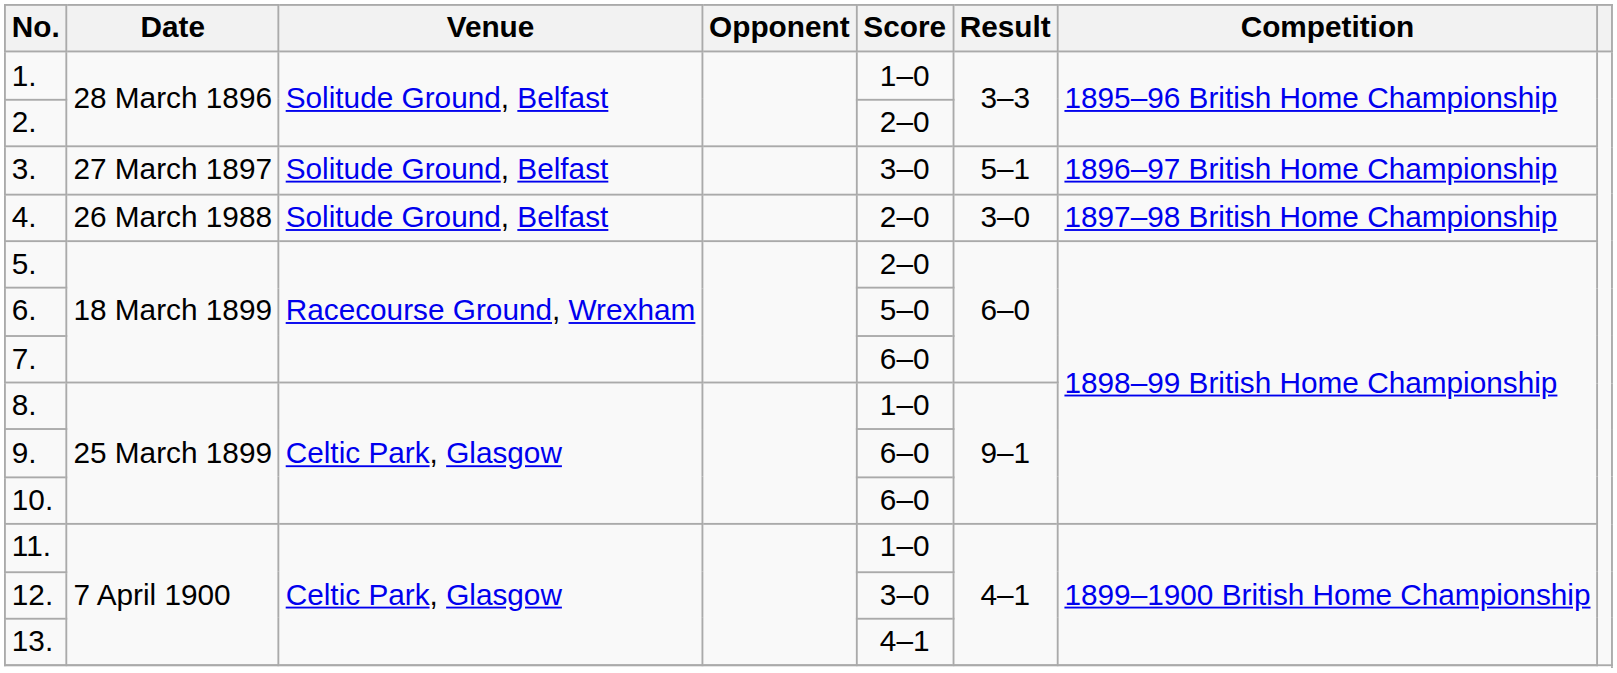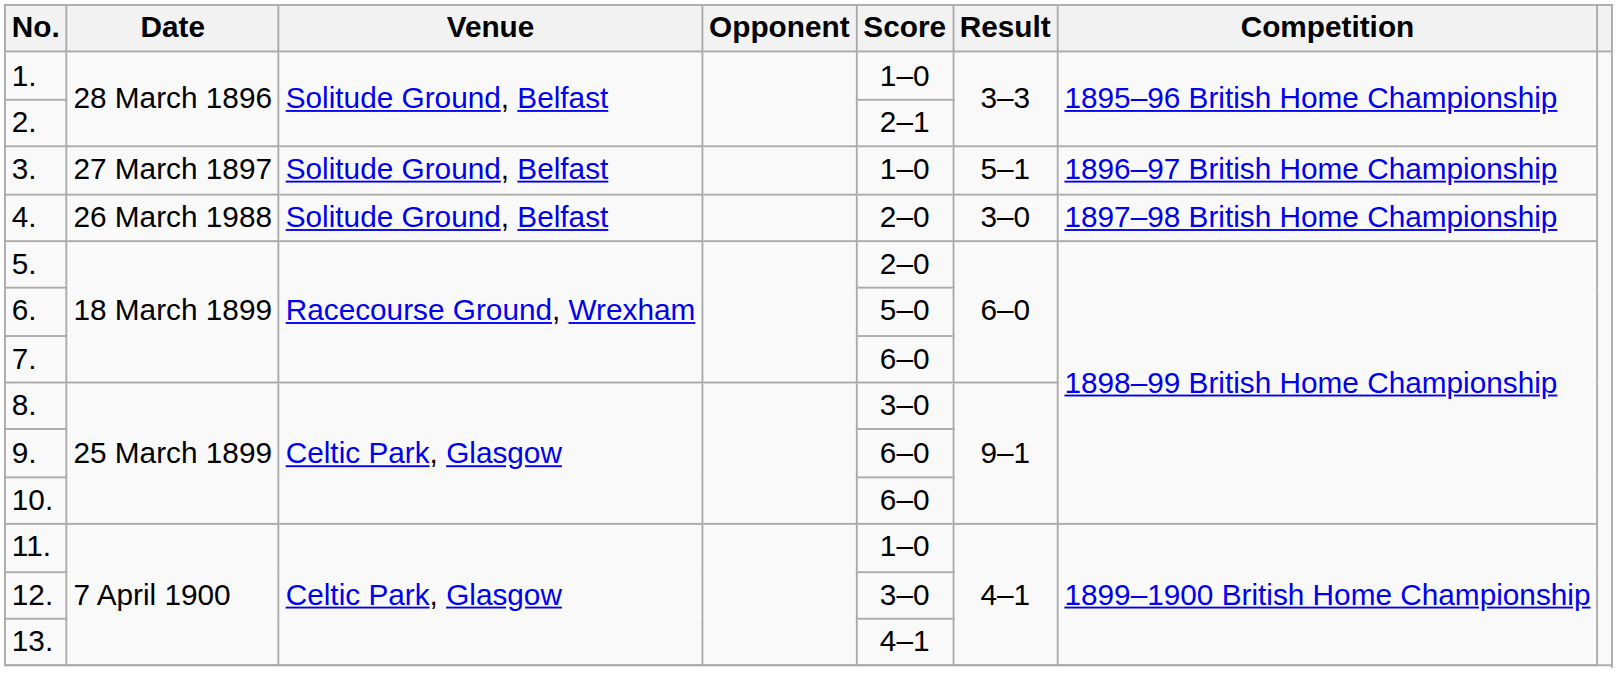(905, 122) 2–0 -> (905, 122) 2–1
(905, 169) 3–0 -> (905, 169) 1–0
(905, 405) 1–0 -> (905, 405) 3–0
